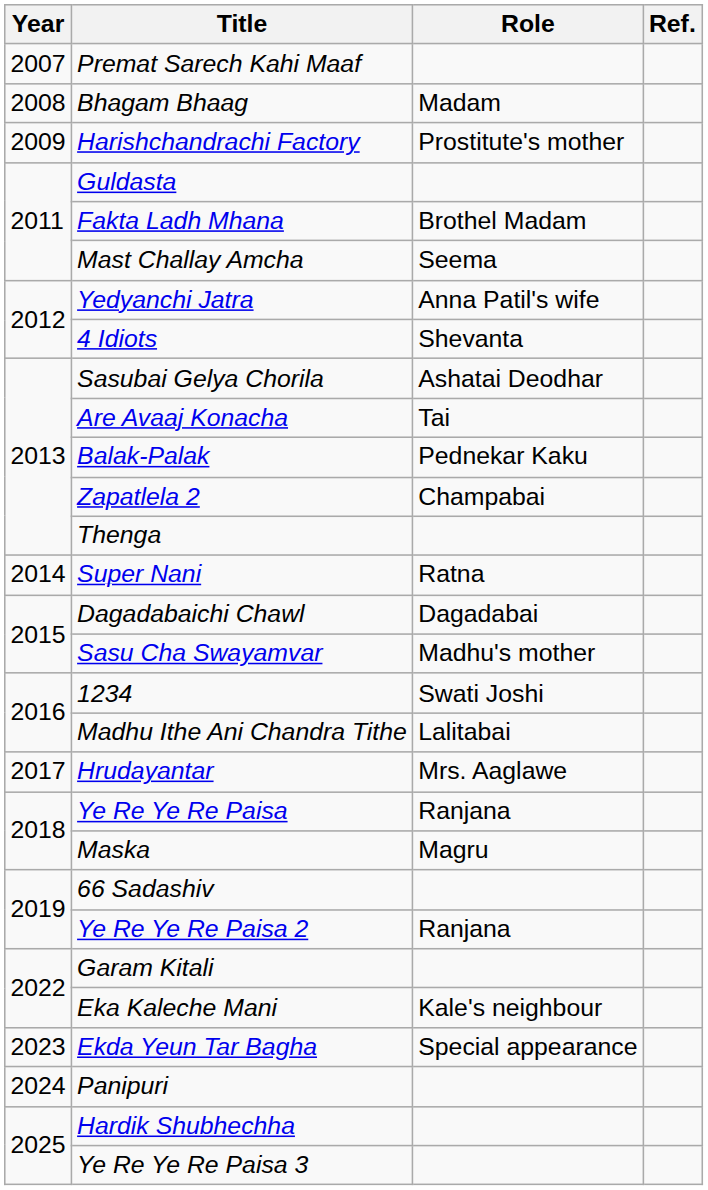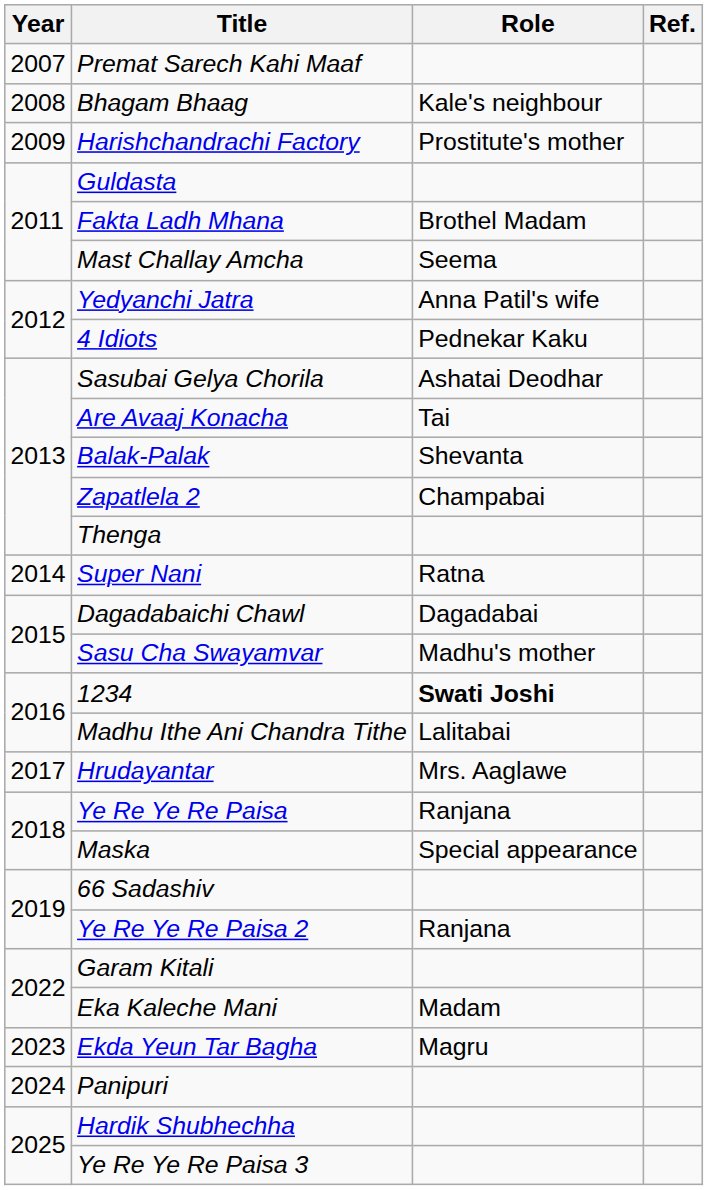(460, 102) Madam -> (510, 102) Kale's neighbour
(471, 338) Shevanta -> (503, 338) Pednekar Kaku
(503, 456) Pednekar Kaku -> (471, 456) Shevanta
(481, 692) normal -> (486, 692) bold
(453, 850) Magru -> (528, 850) Special appearance
(510, 1007) Kale's neighbour -> (460, 1007) Madam
(528, 1046) Special appearance -> (453, 1046) Magru
